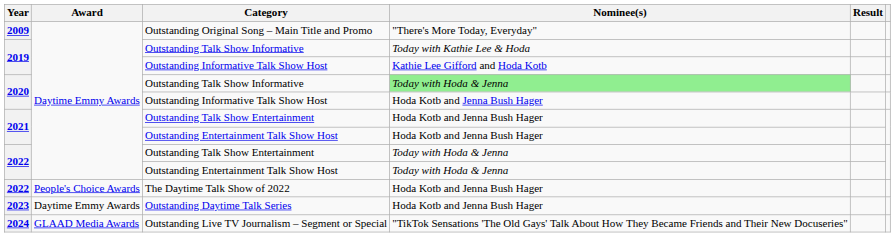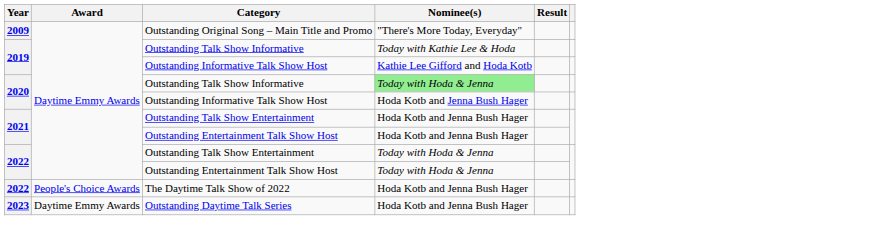- row: (18, 223)
